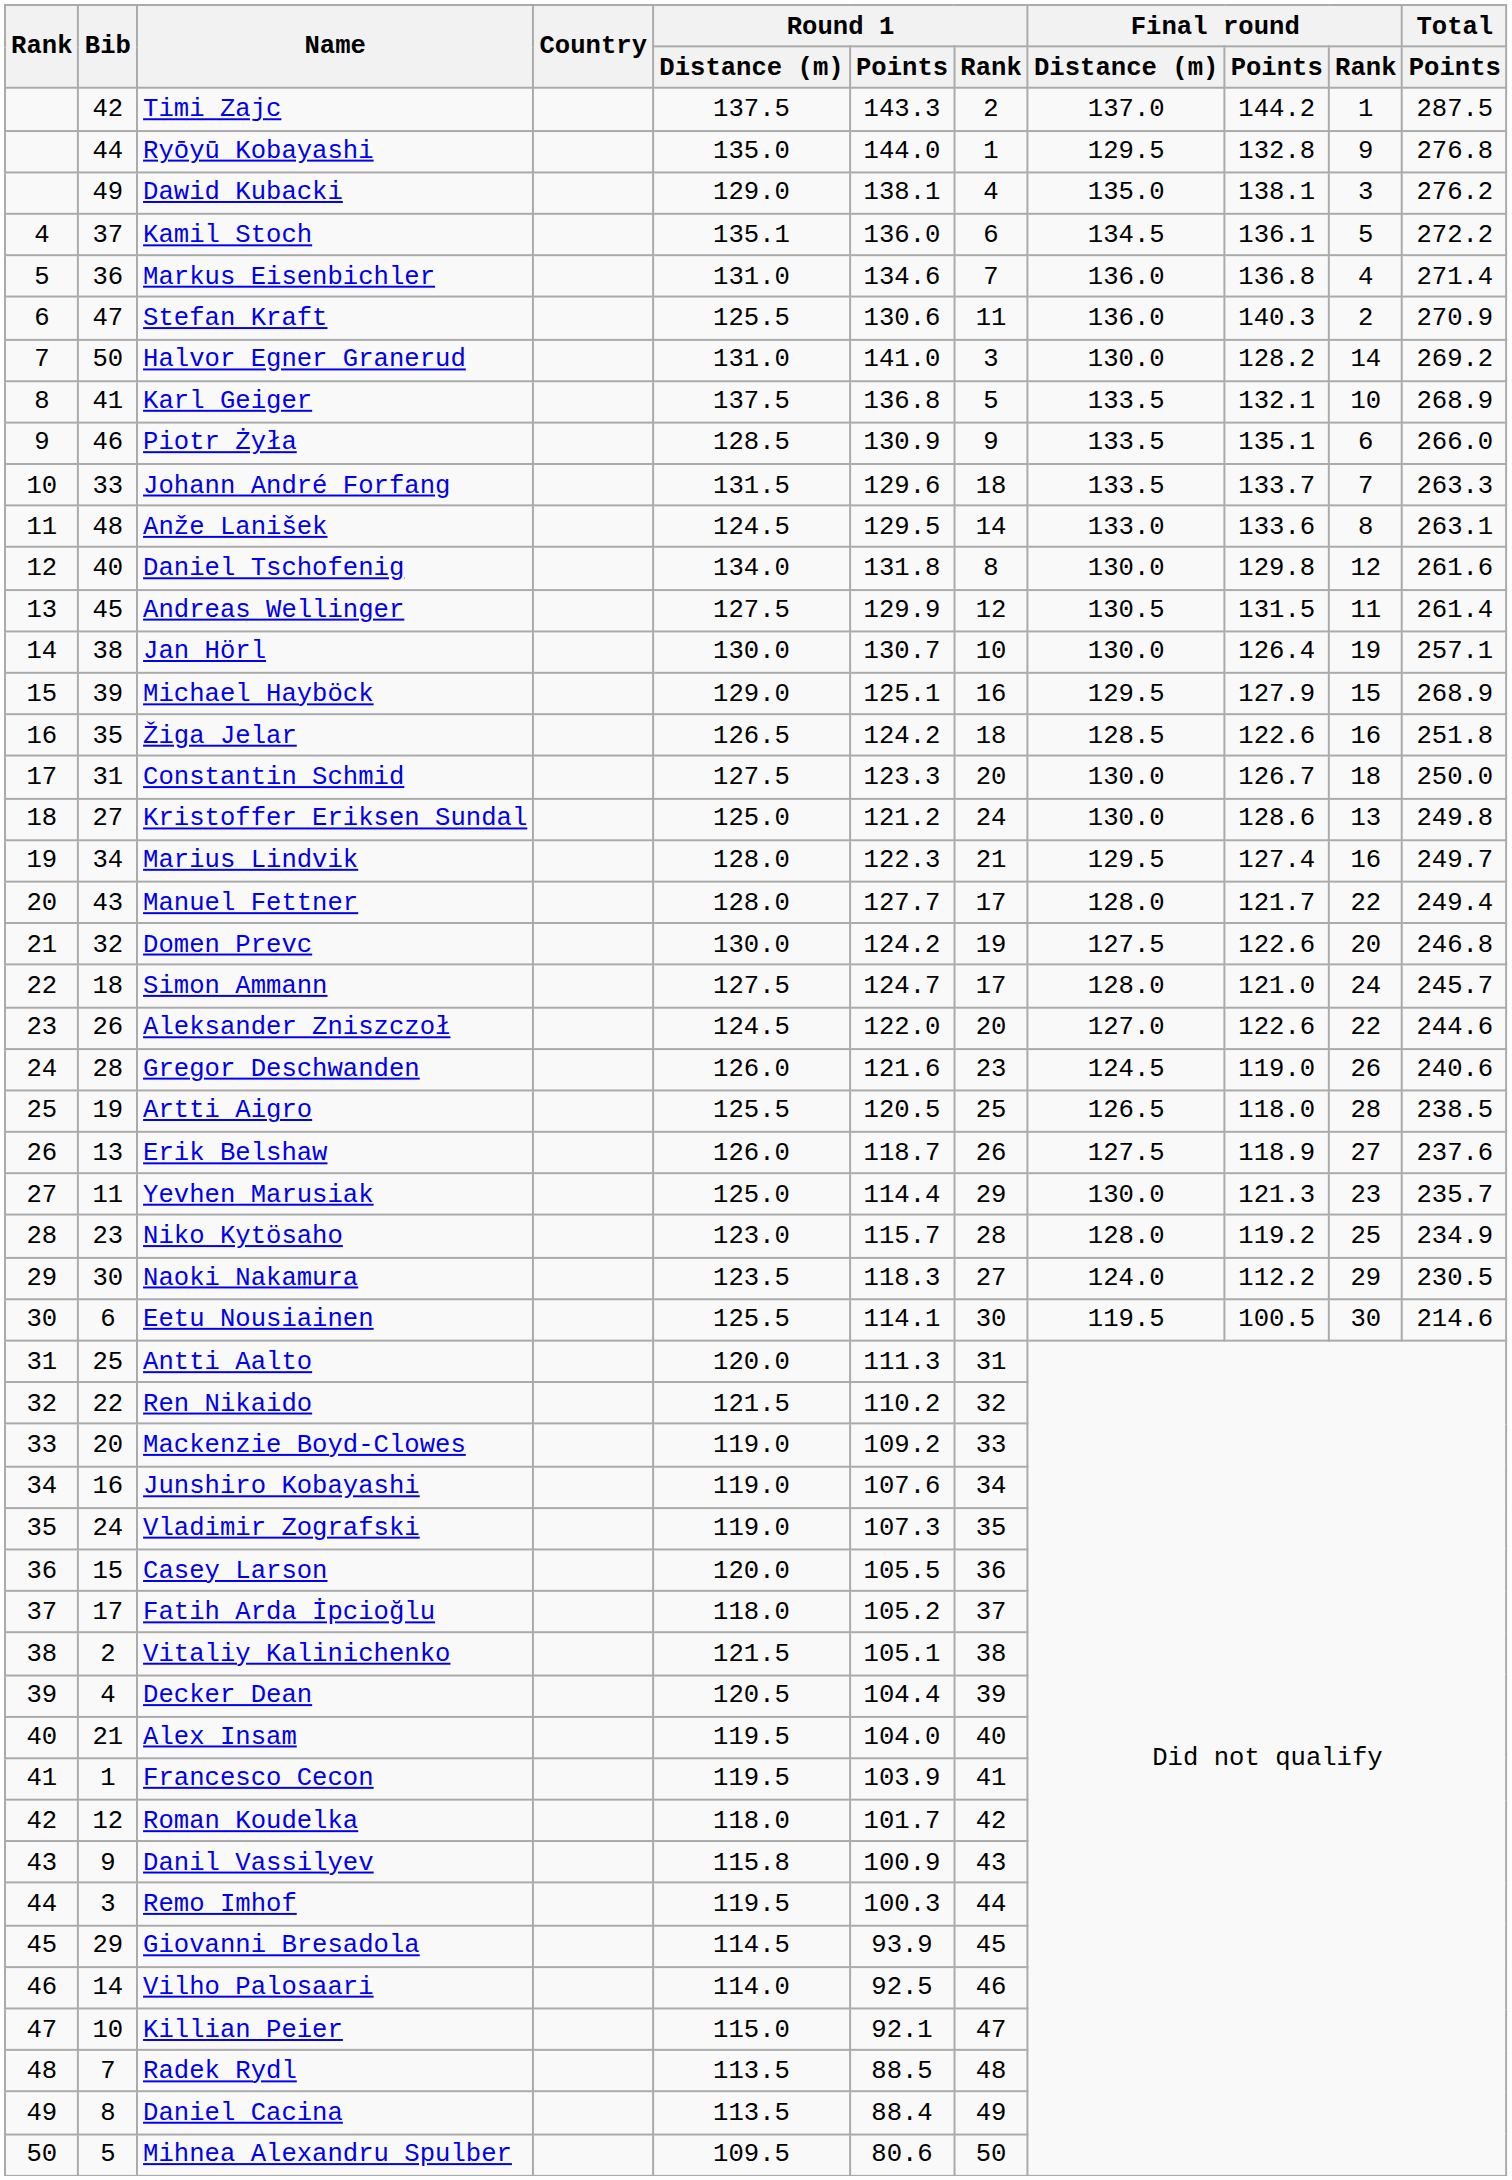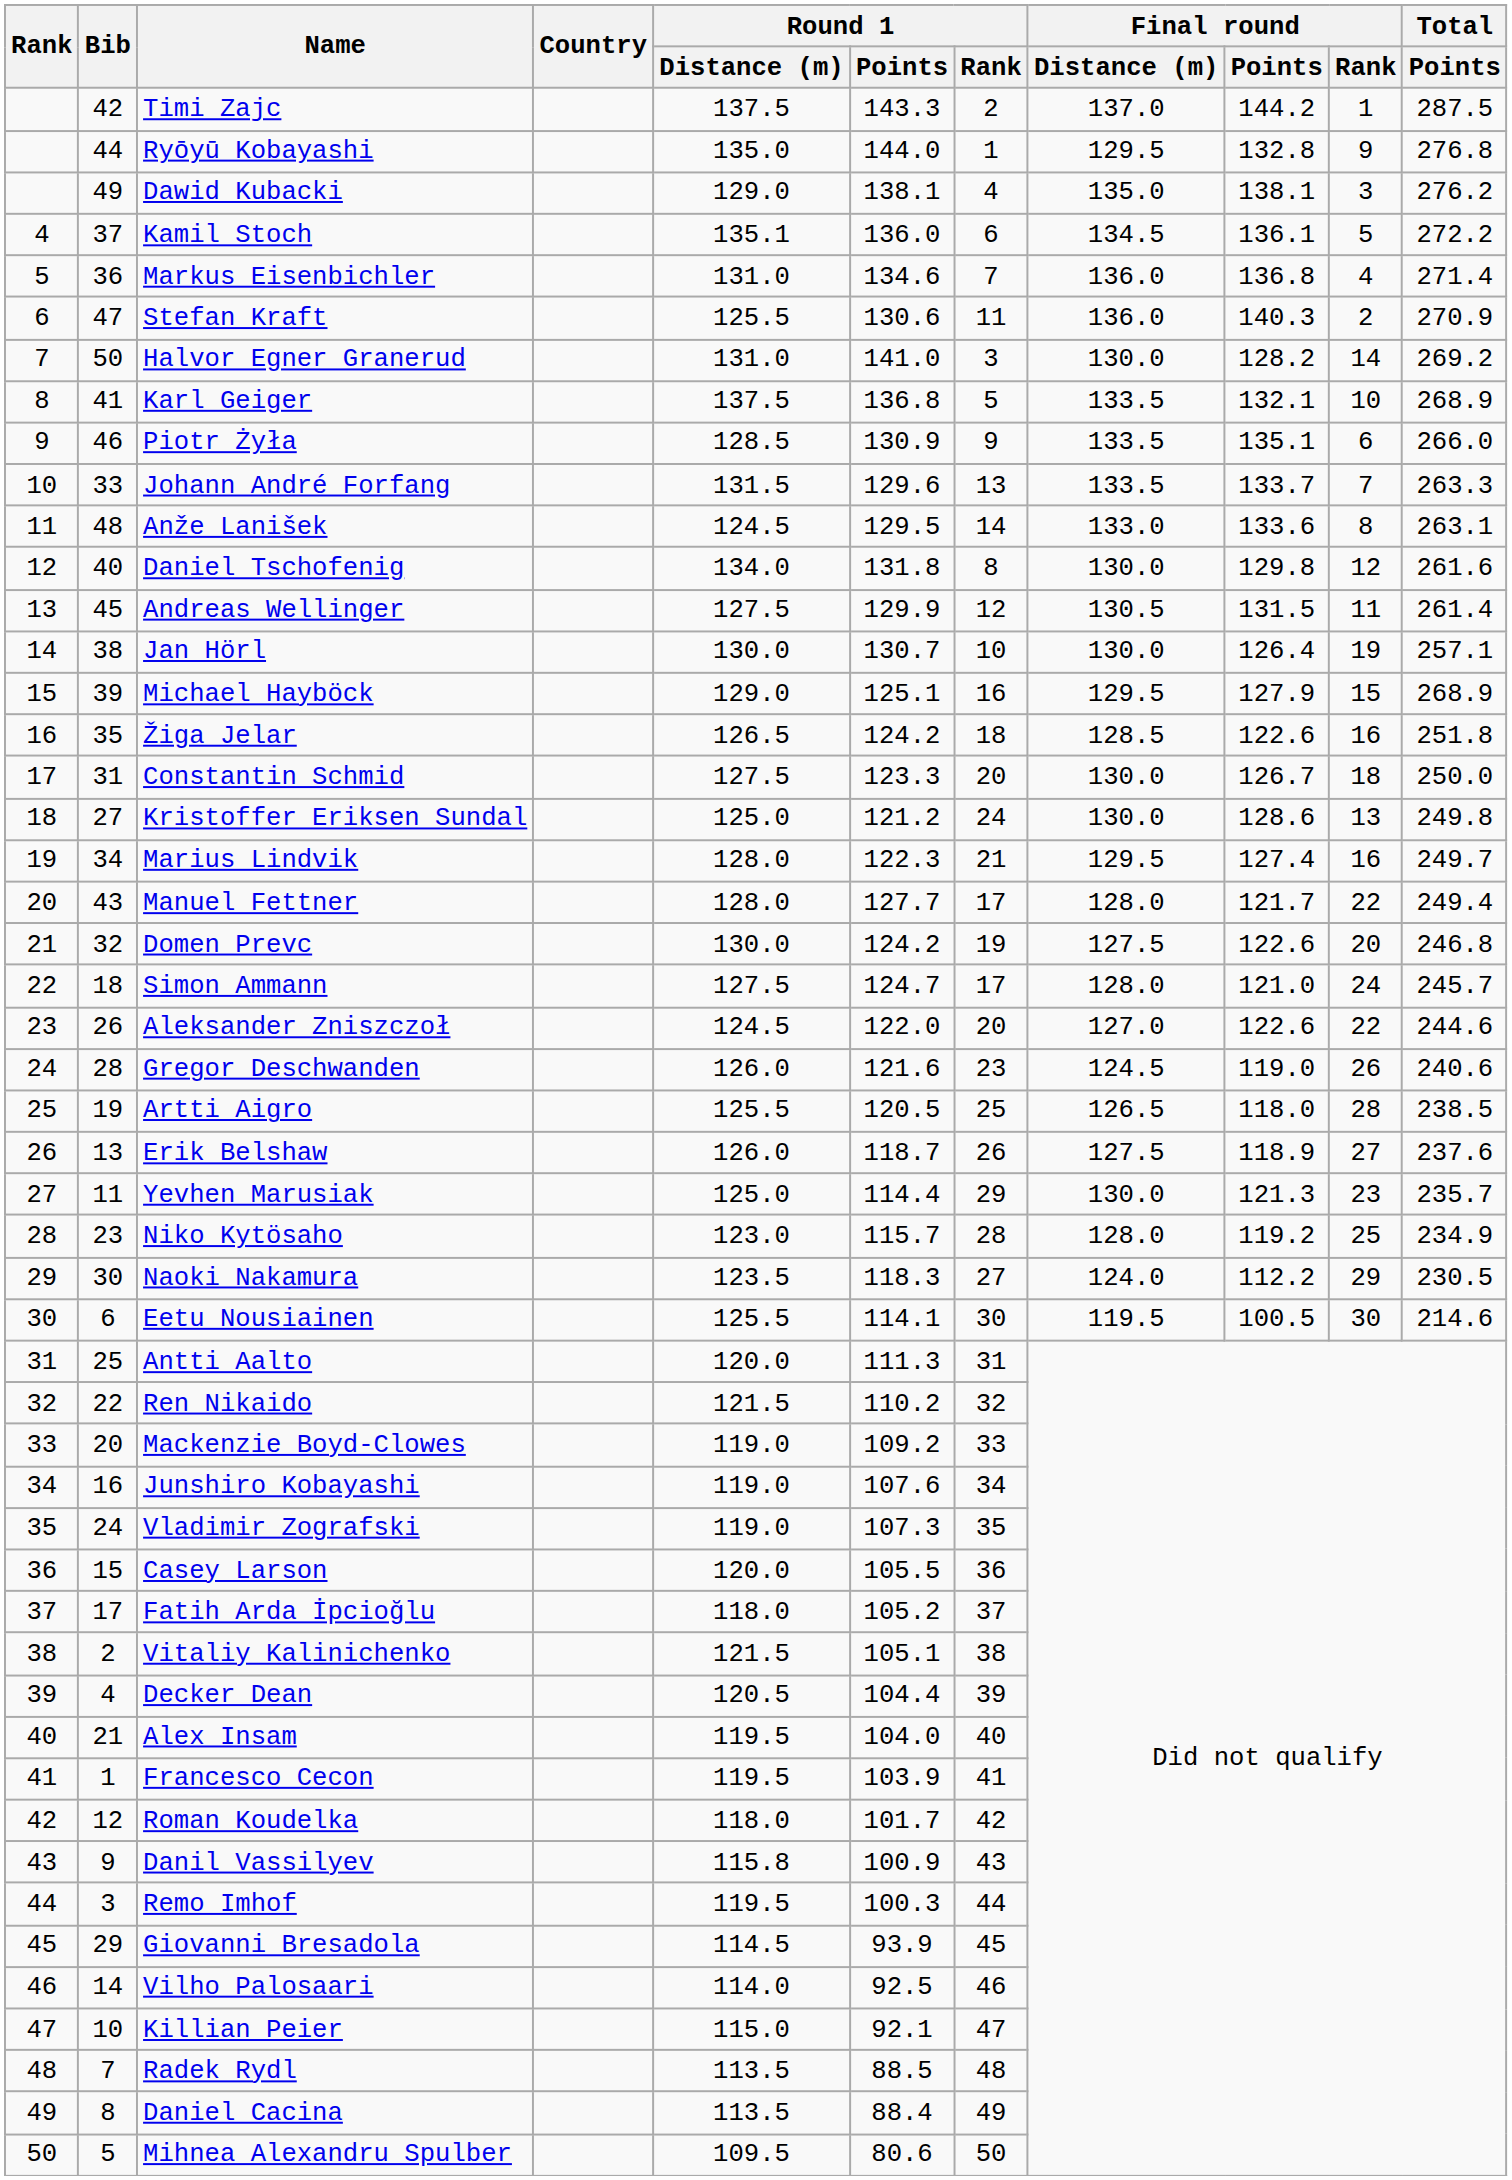(991, 485) 18 -> (991, 485) 13
